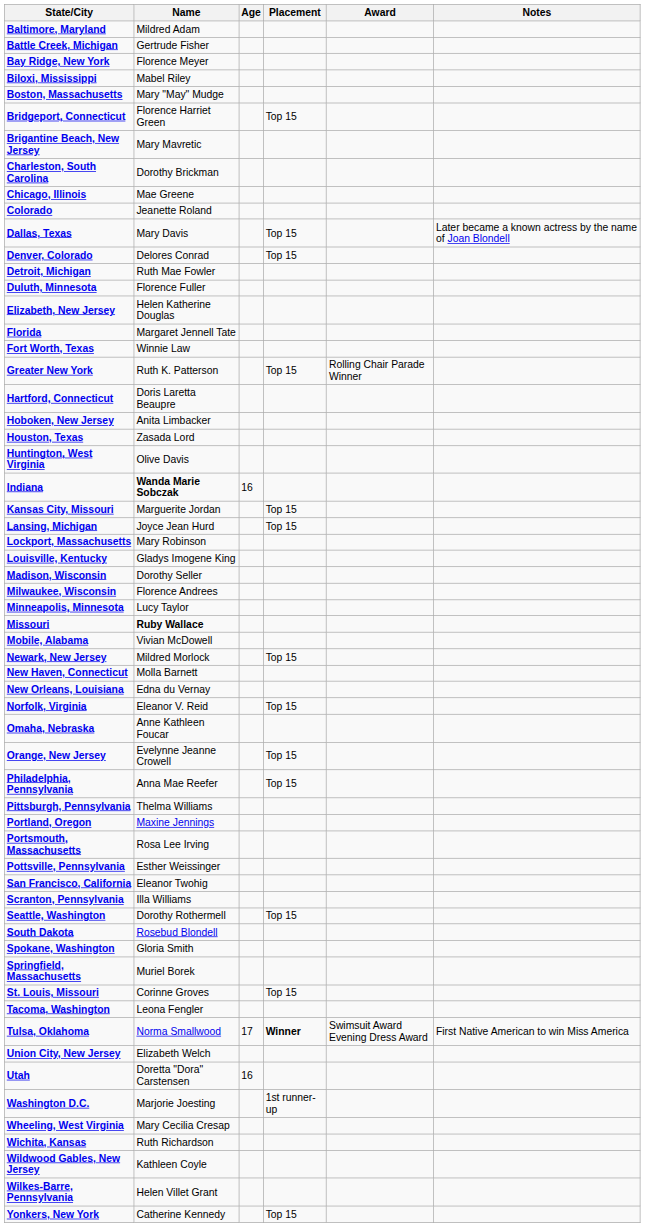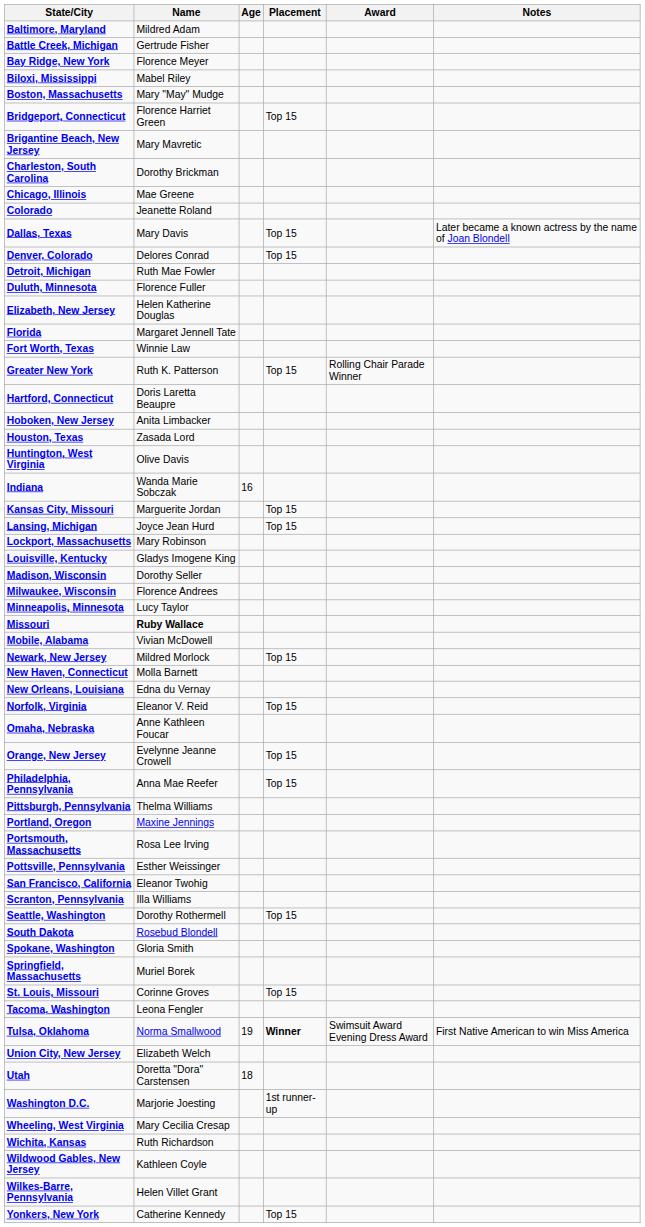(168, 488) bold -> (167, 488) normal
(247, 1032) 17 -> (247, 1032) 19
(247, 1076) 16 -> (247, 1076) 18
